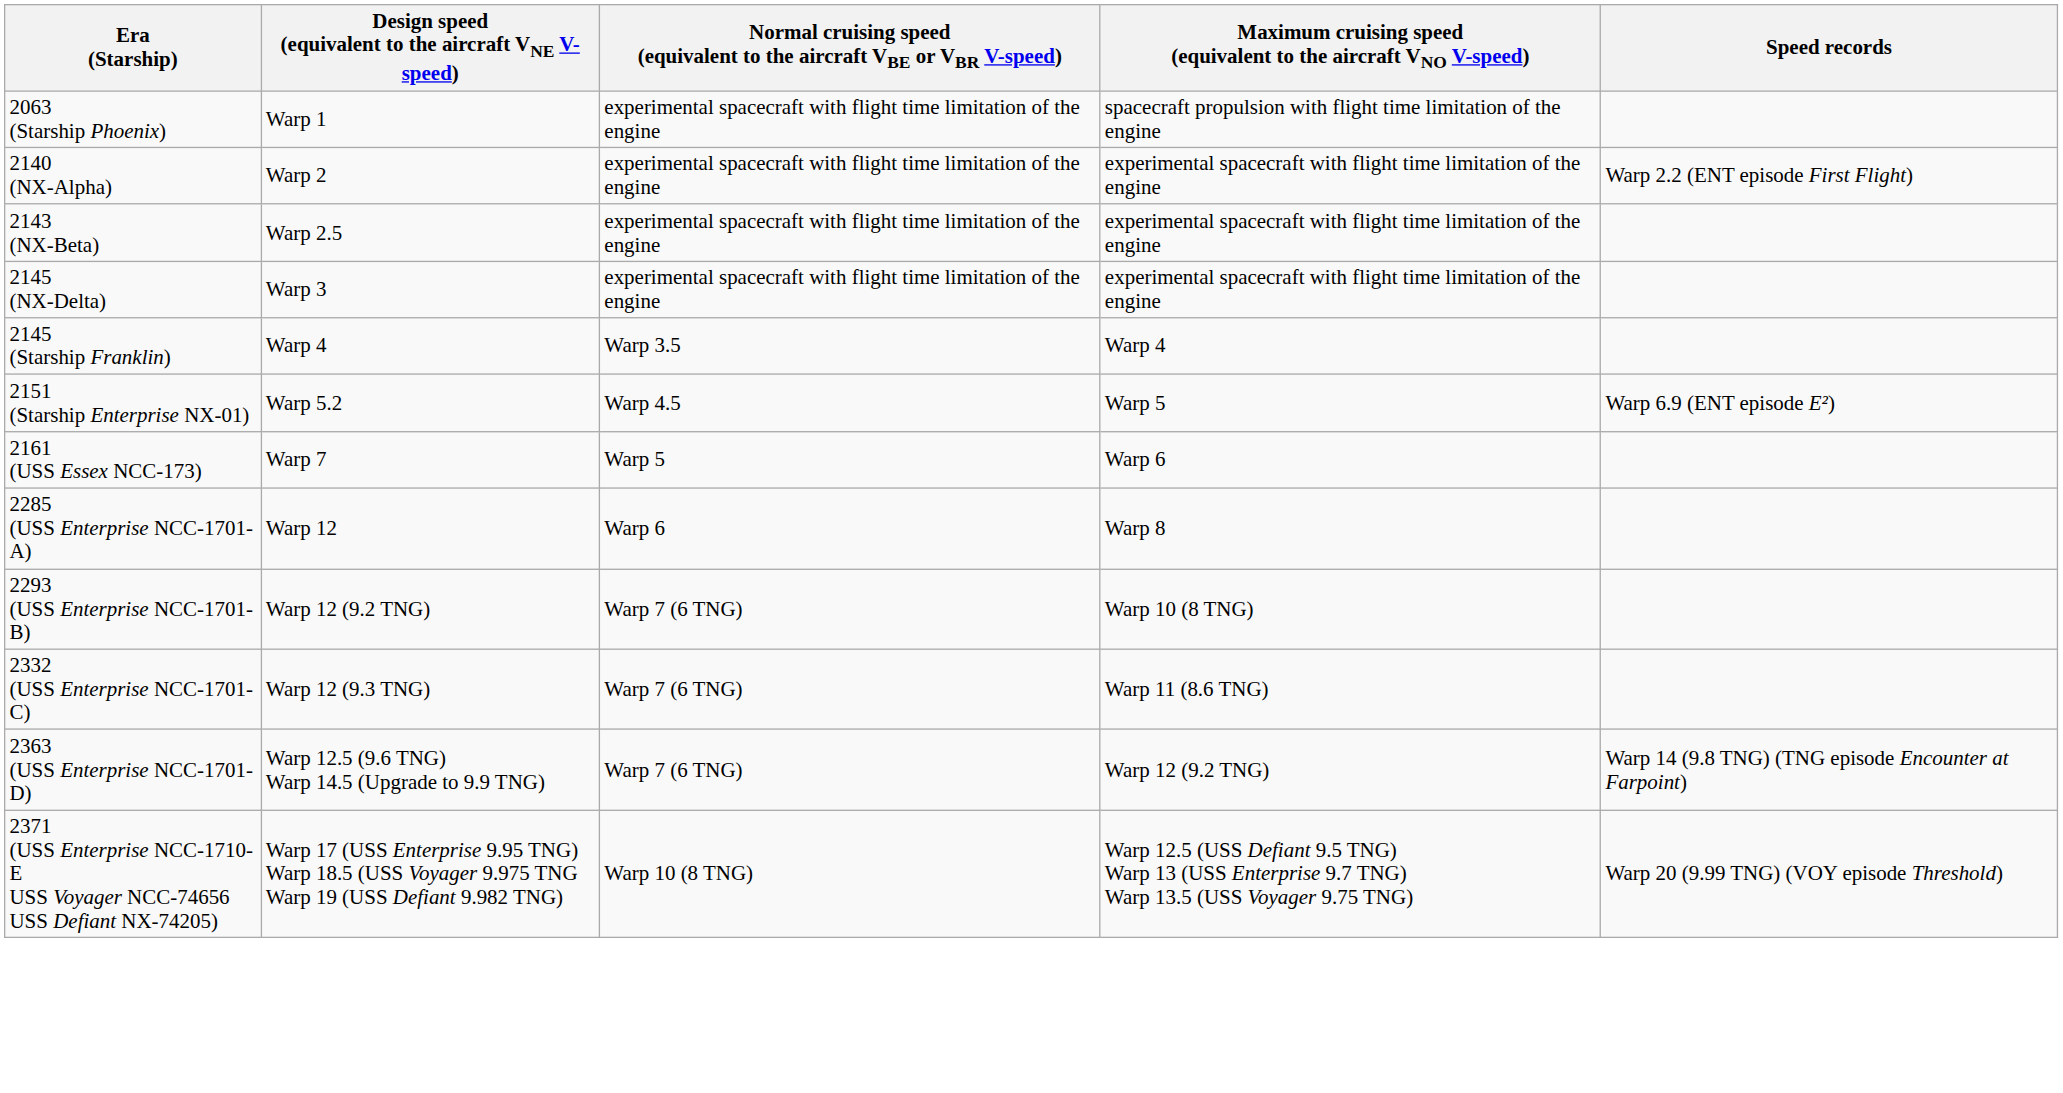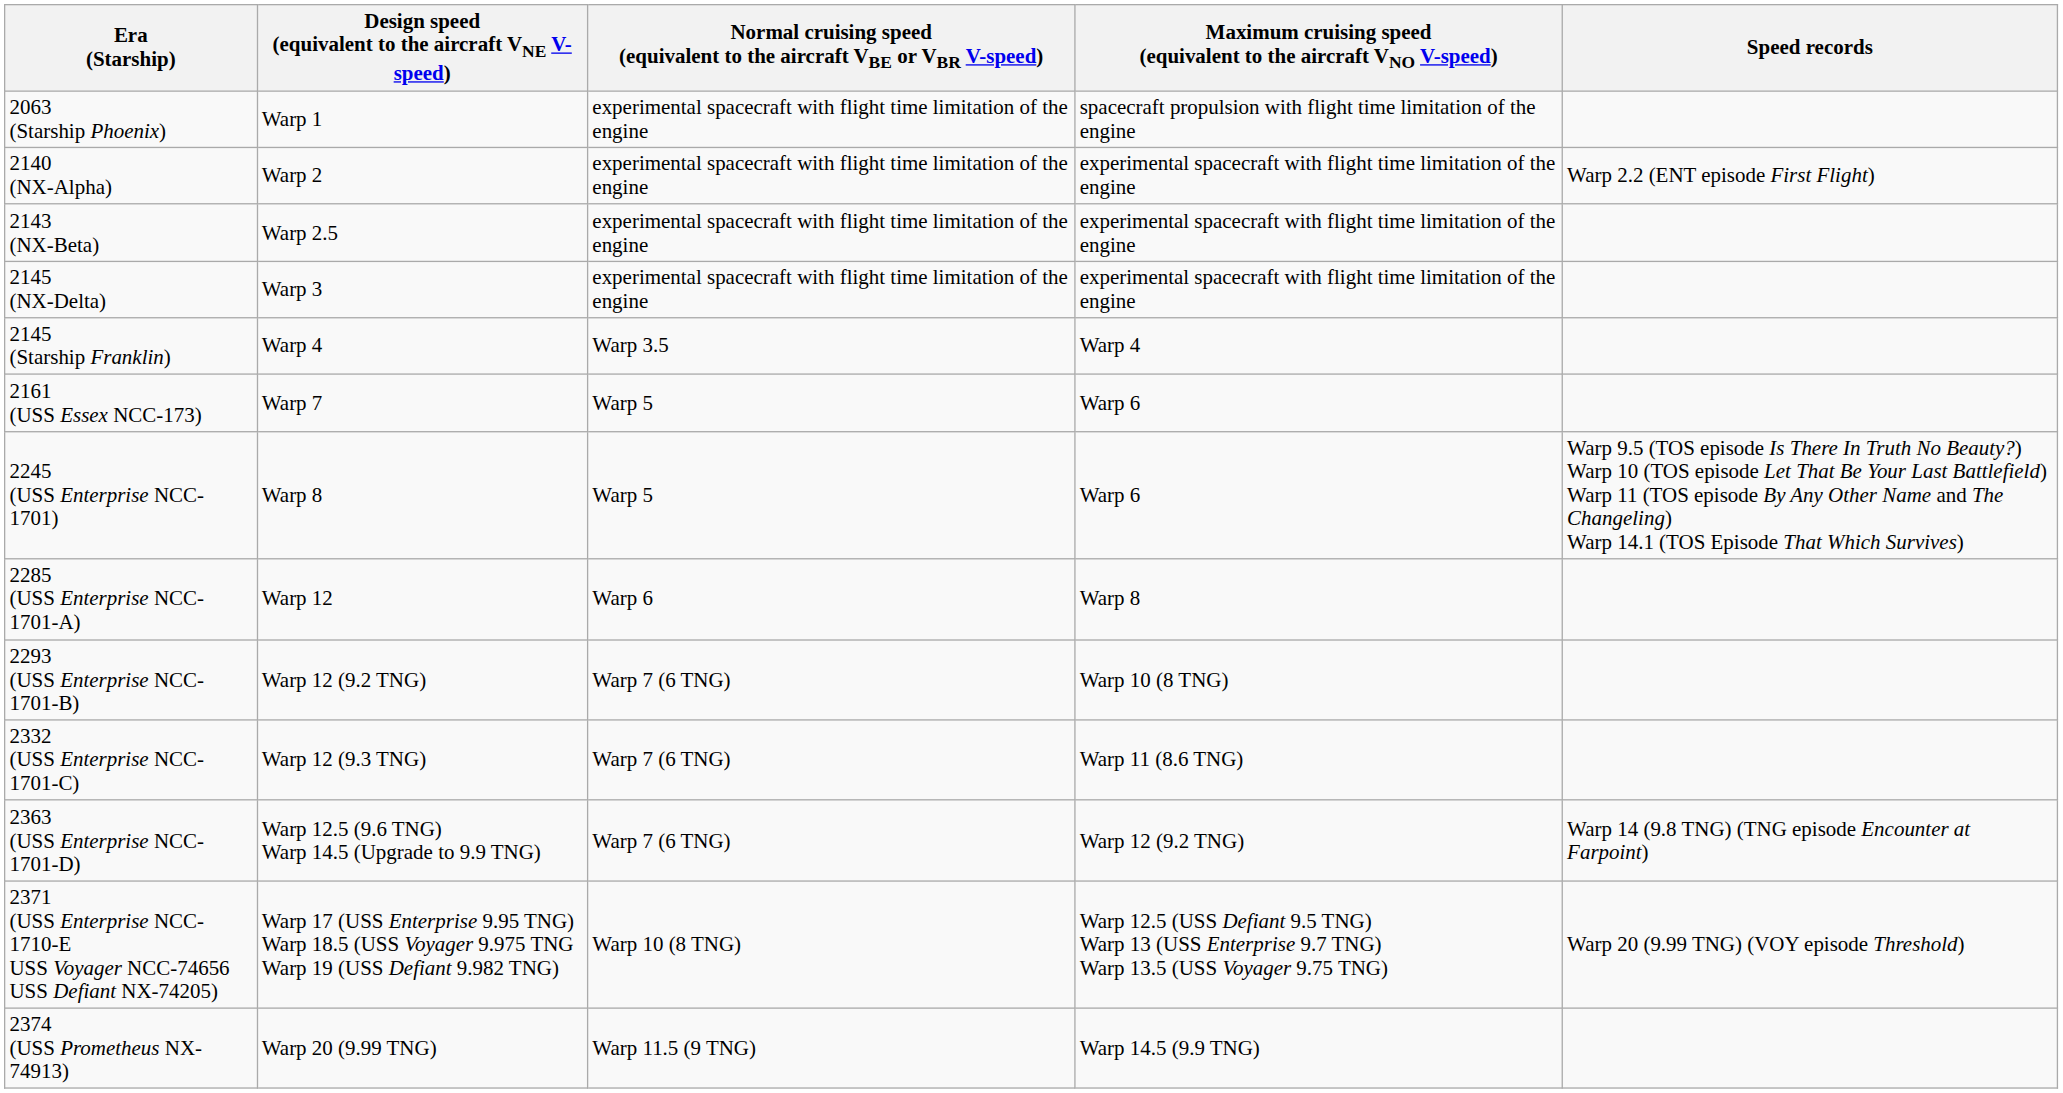- row: (129, 402)
+ row: (107, 495)
+ row: (106, 1048)
